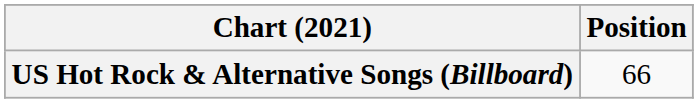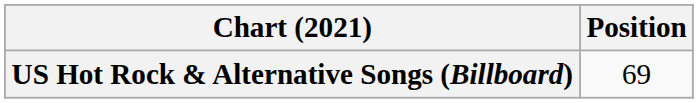(637, 73) 66 -> (637, 73) 69
